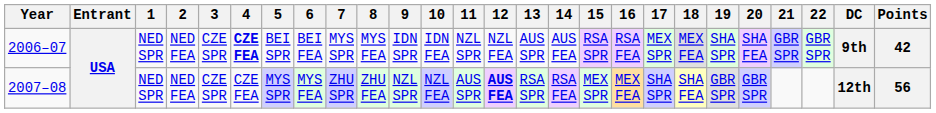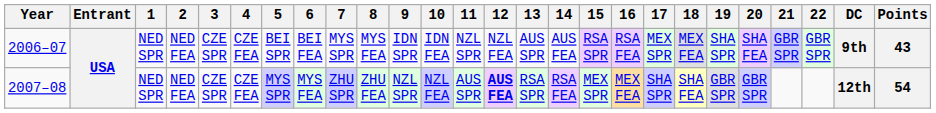(246, 48) bold -> (246, 48) normal
(903, 48) 42 -> (903, 48) 43
(903, 88) 56 -> (903, 88) 54
